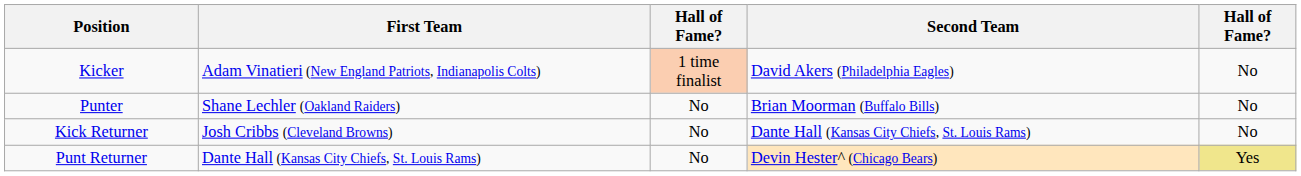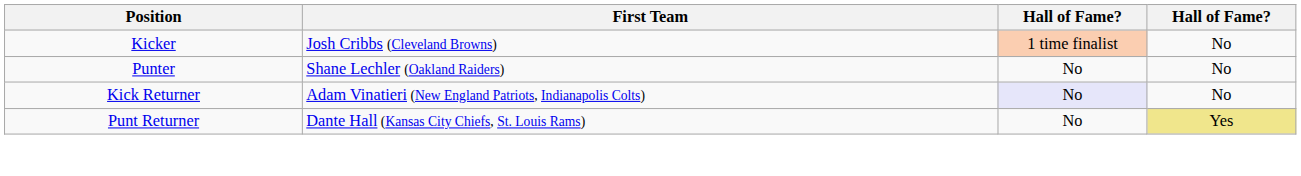- column: (973, 26)
(371, 70) Adam Vinatieri (New England Patriots, Indianapolis Colts) -> (402, 43) Josh Cribbs (Cleveland Browns)
(297, 131) Josh Cribbs (Cleveland Browns) -> (476, 95) Adam Vinatieri (New England Patriots, Indianapolis Colts)
(699, 131) no background -> (1072, 95) lavender background
